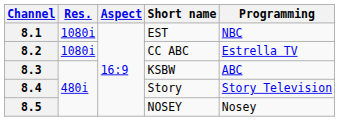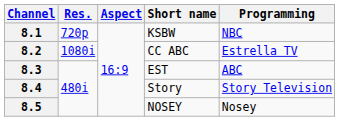(78, 32) 1080i -> (75, 32) 720p
(158, 32) EST -> (161, 32) KSBW
(161, 70) KSBW -> (158, 70) EST
